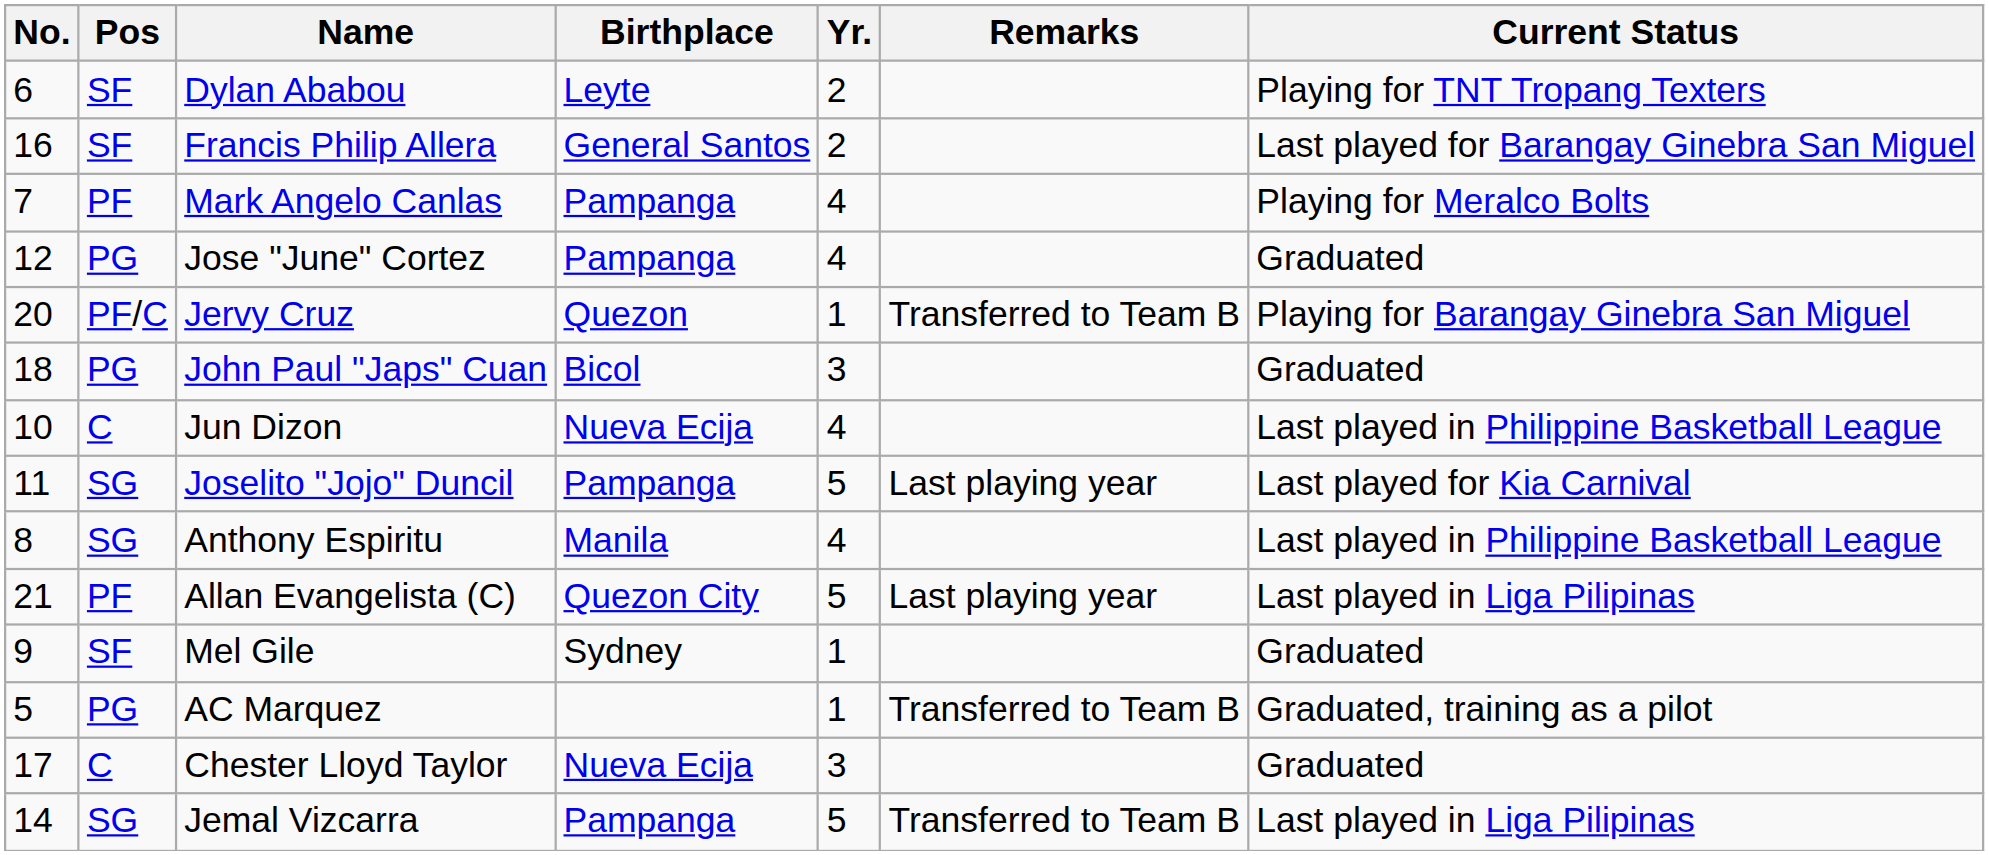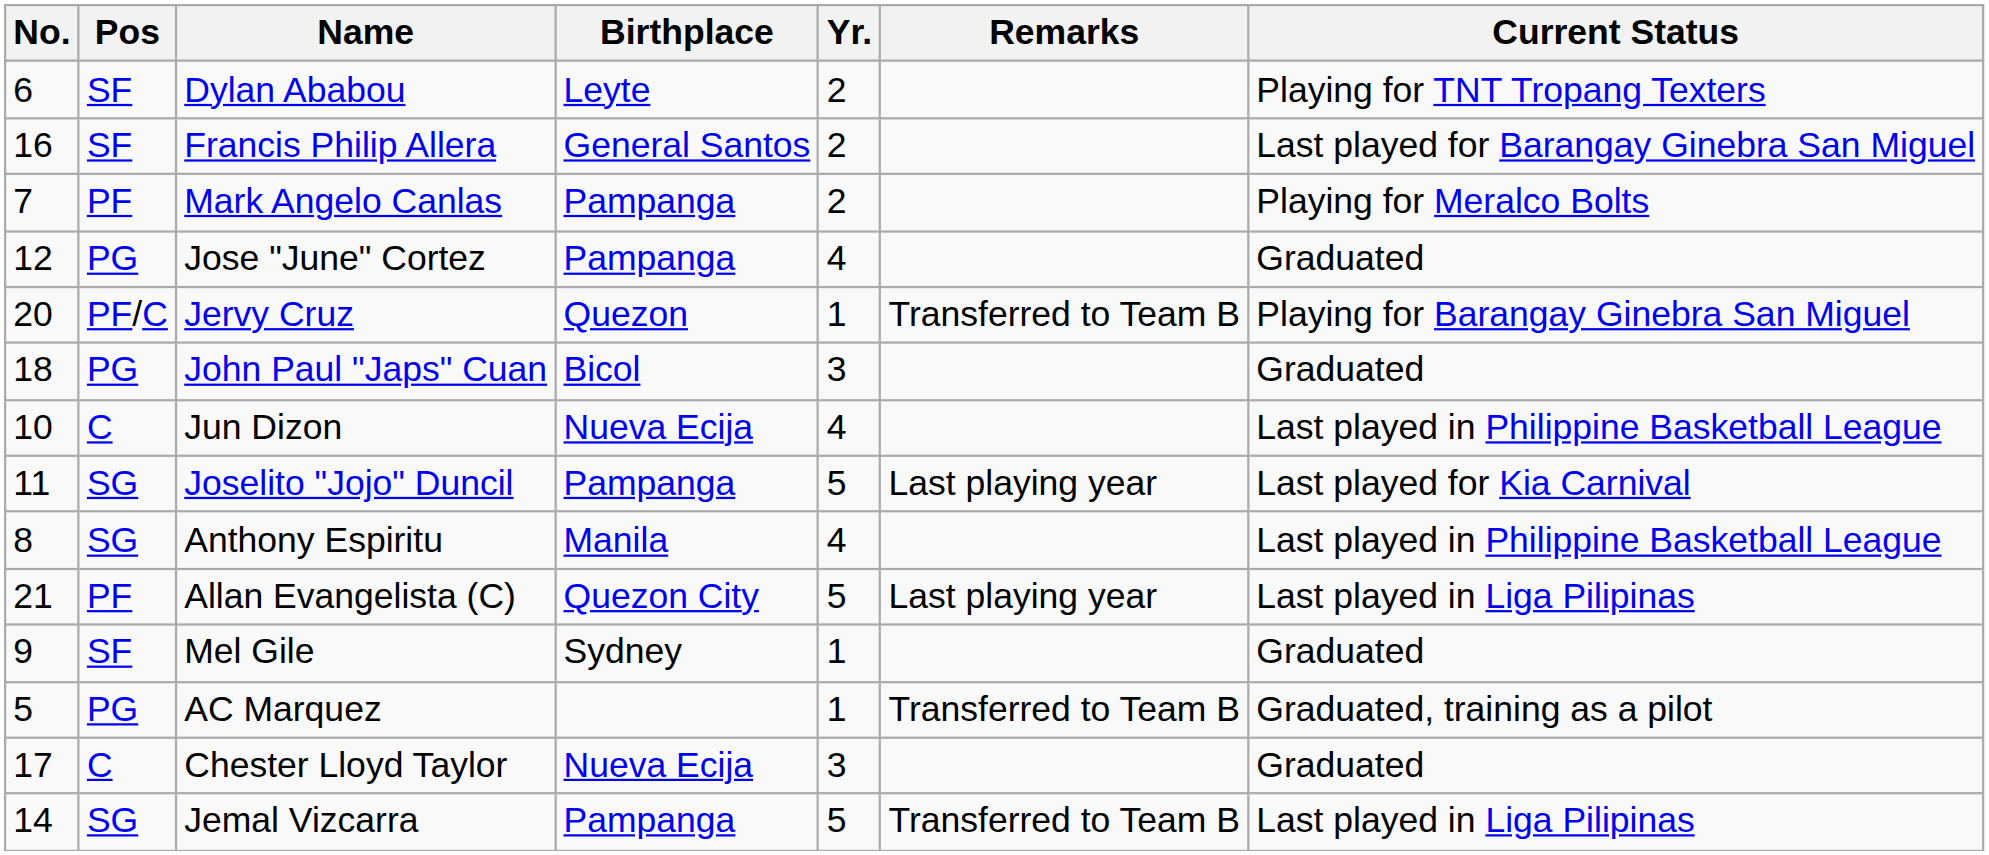(837, 201) 4 -> (837, 201) 2
